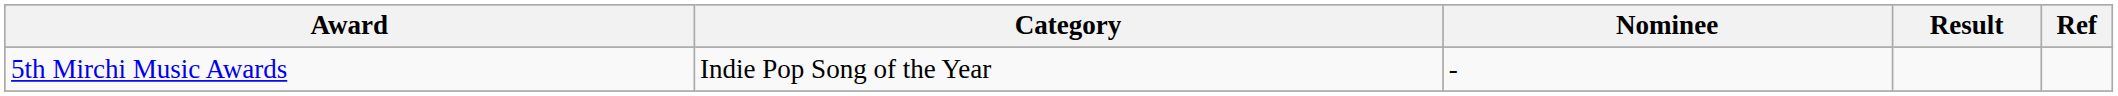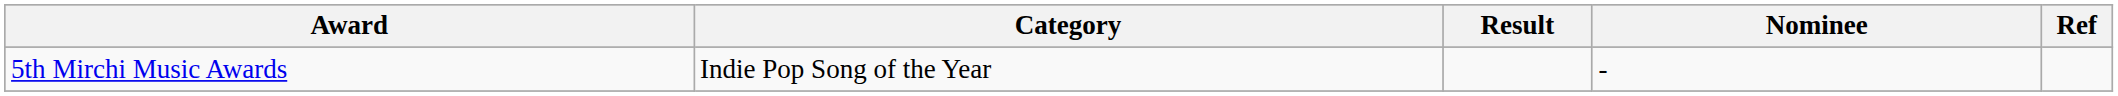columns swapped: (1667, 25) <-> (1967, 25)
